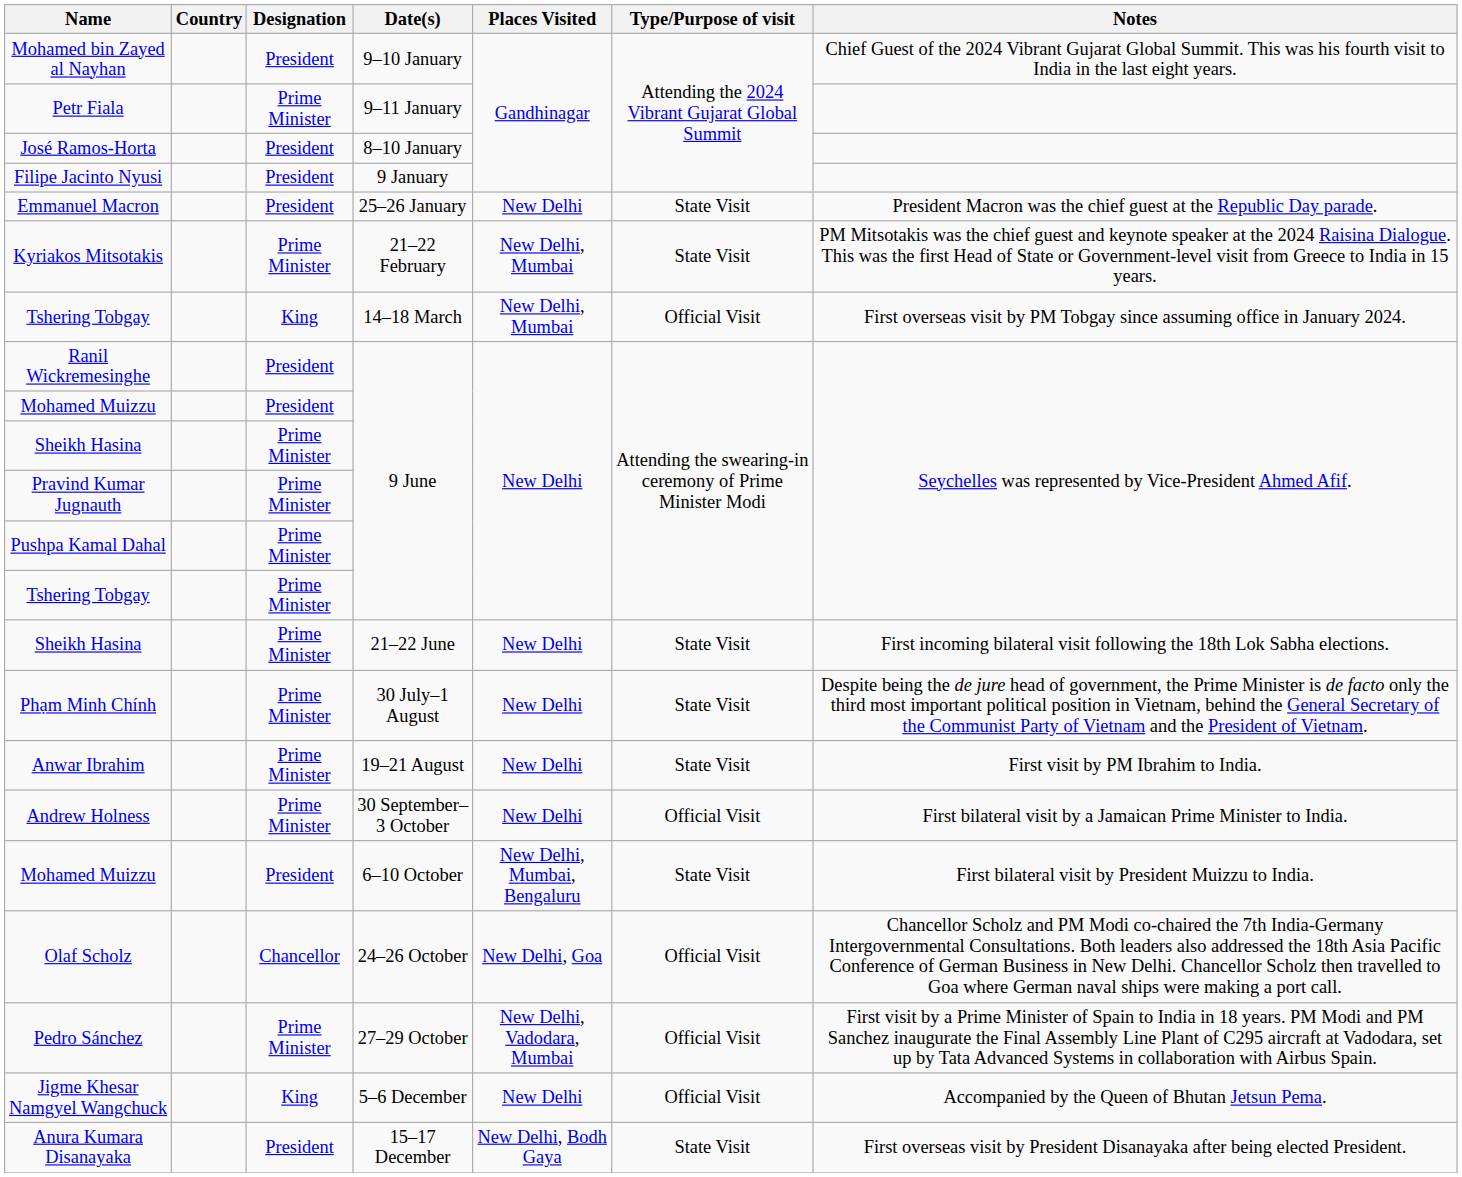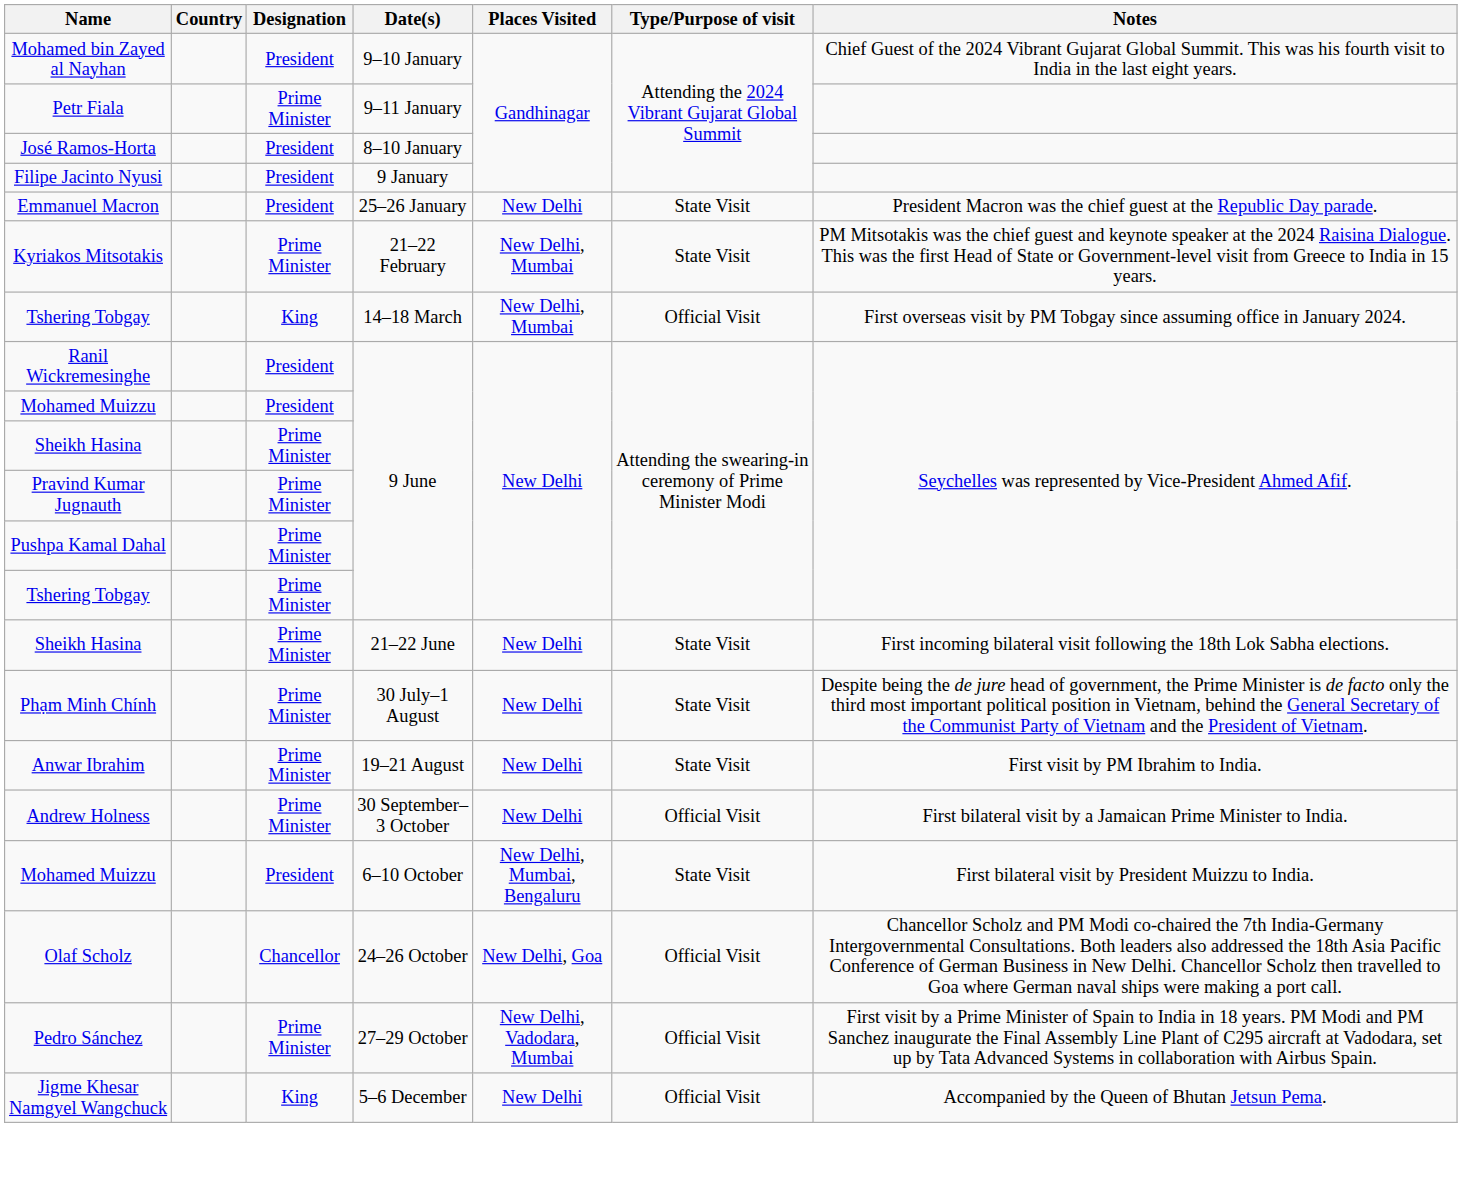- row: (88, 1147)
